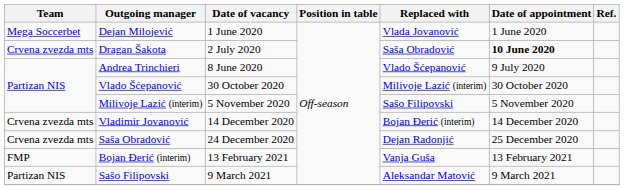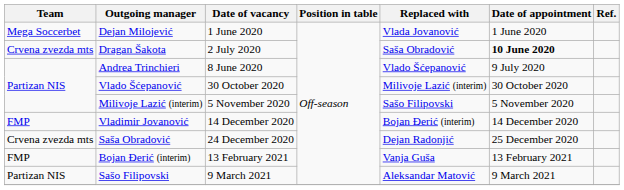(50, 121) Crvena zvezda mts -> (18, 121) FMP
